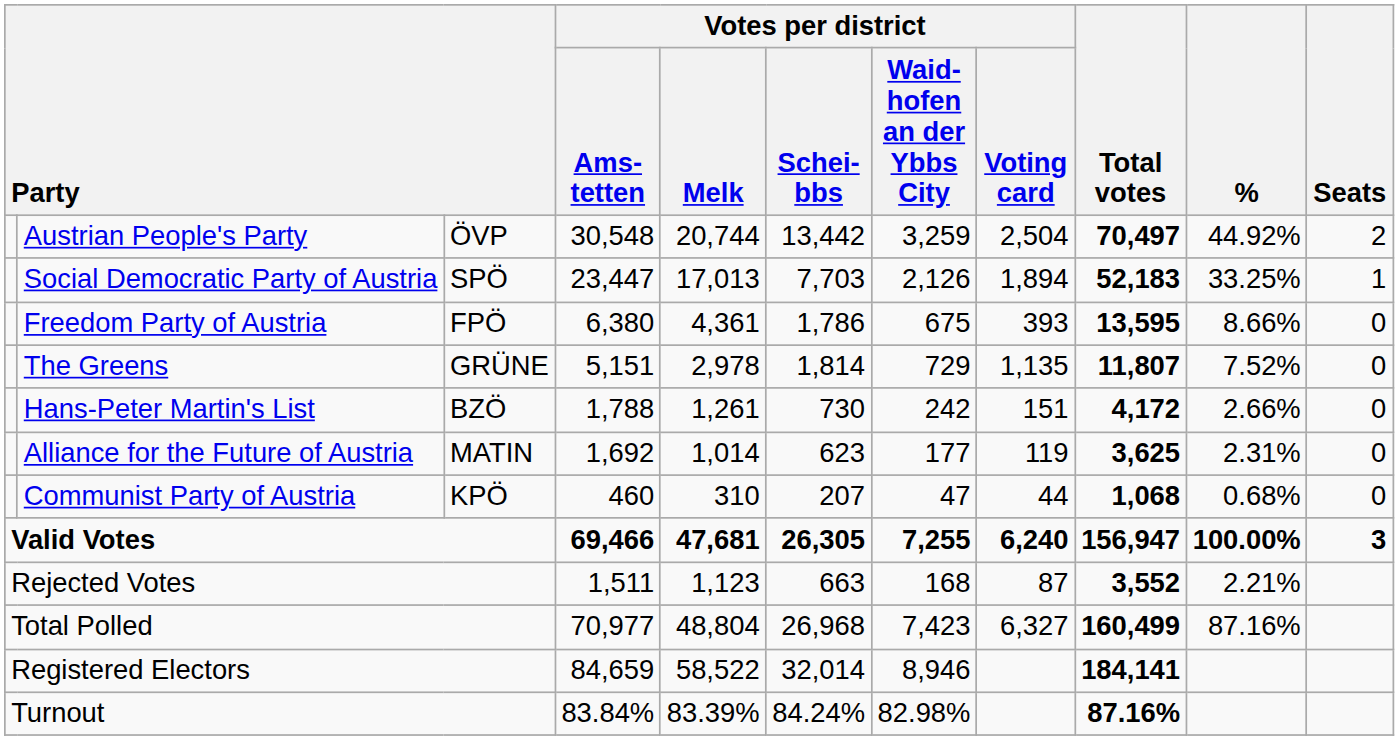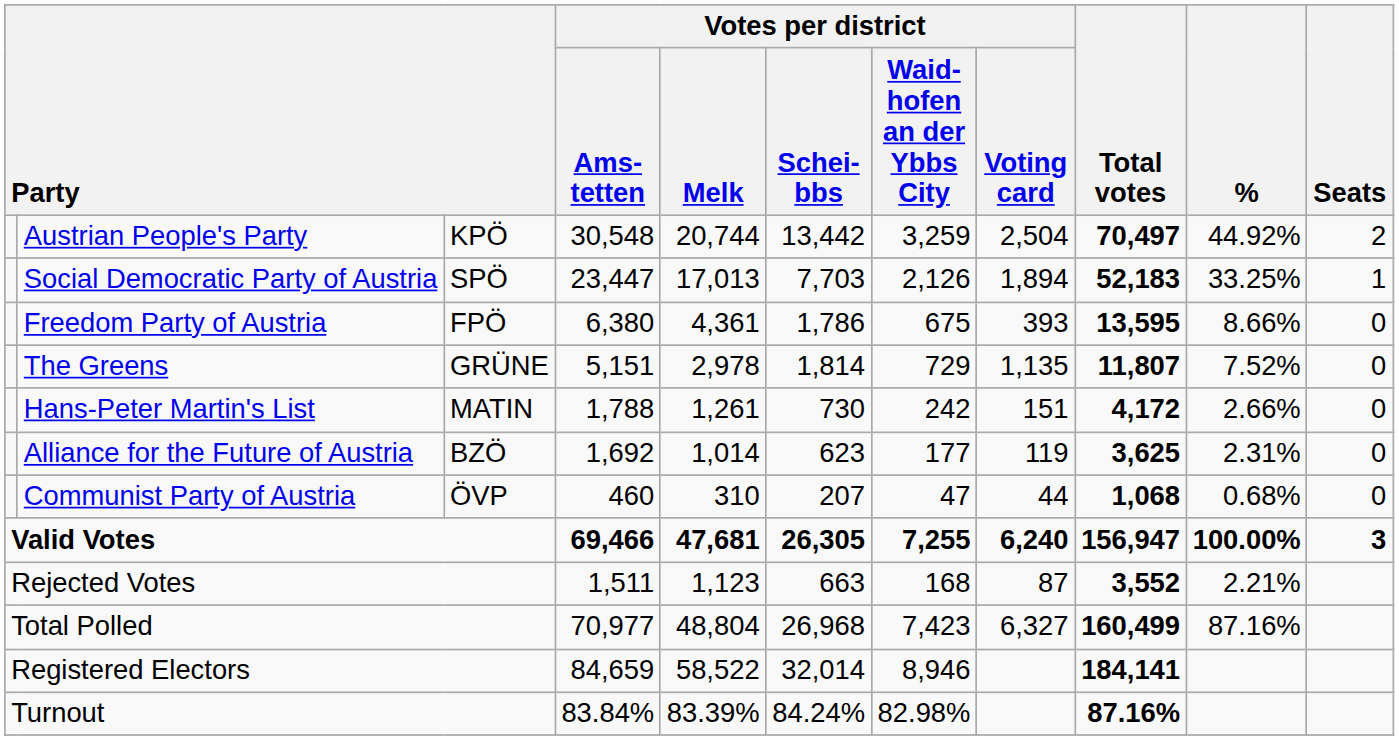(479, 236) ÖVP -> (479, 236) KPÖ
(478, 409) BZÖ -> (492, 409) MATIN
(492, 453) MATIN -> (478, 453) BZÖ
(479, 496) KPÖ -> (479, 496) ÖVP
